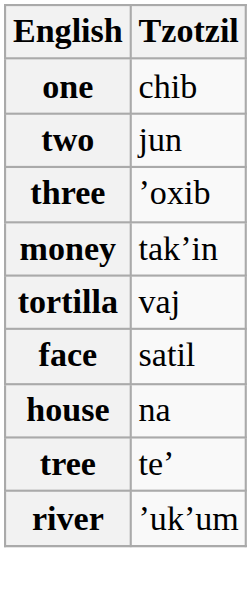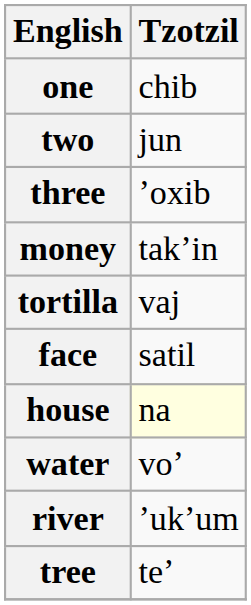(155, 409) no background -> (155, 409) lightyellow background
+ row: (68, 463)
rows swapped: (68, 463) <-> (68, 517)
